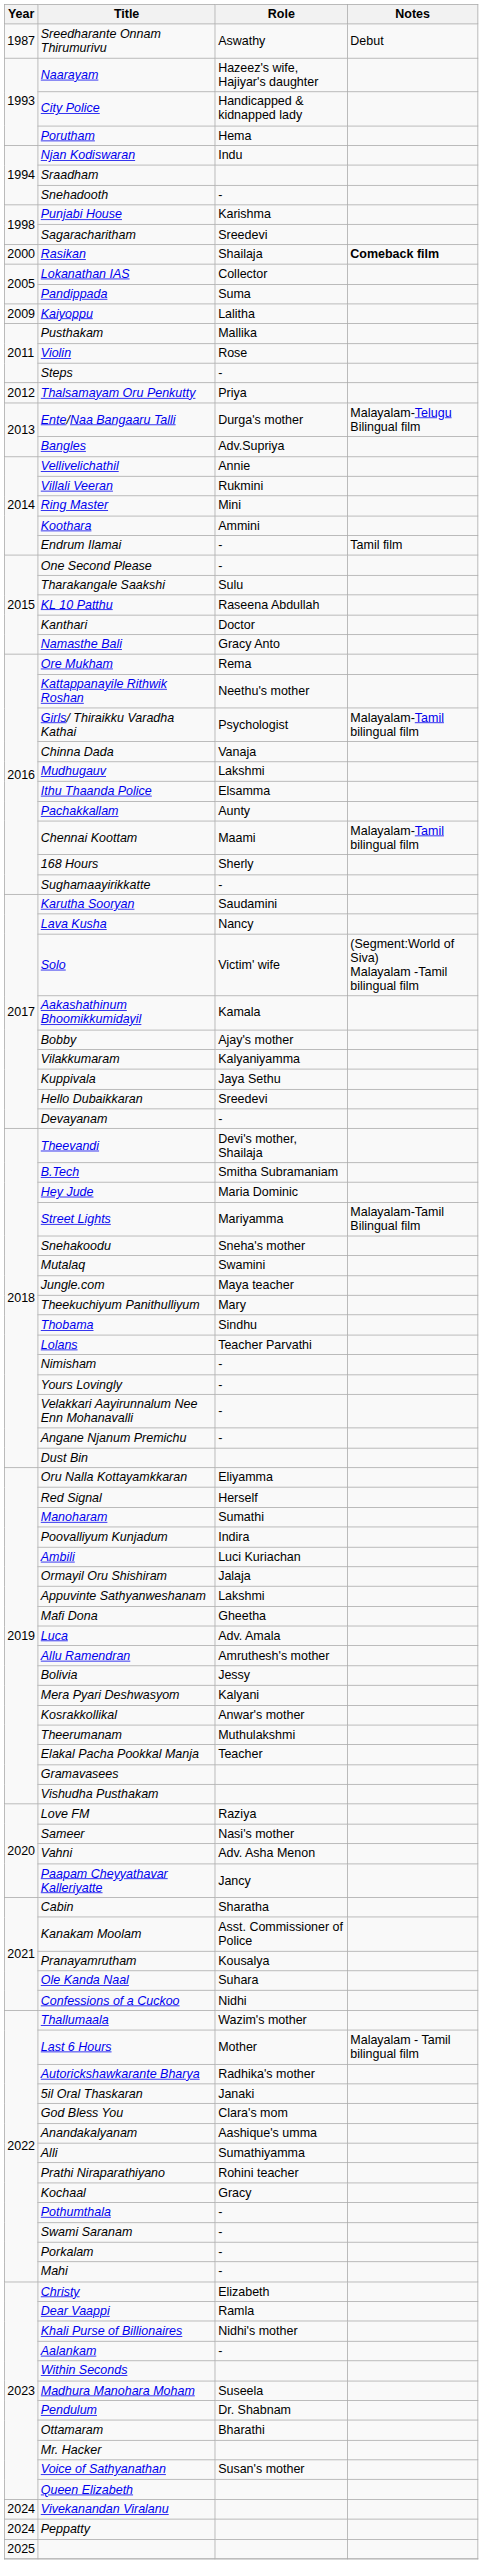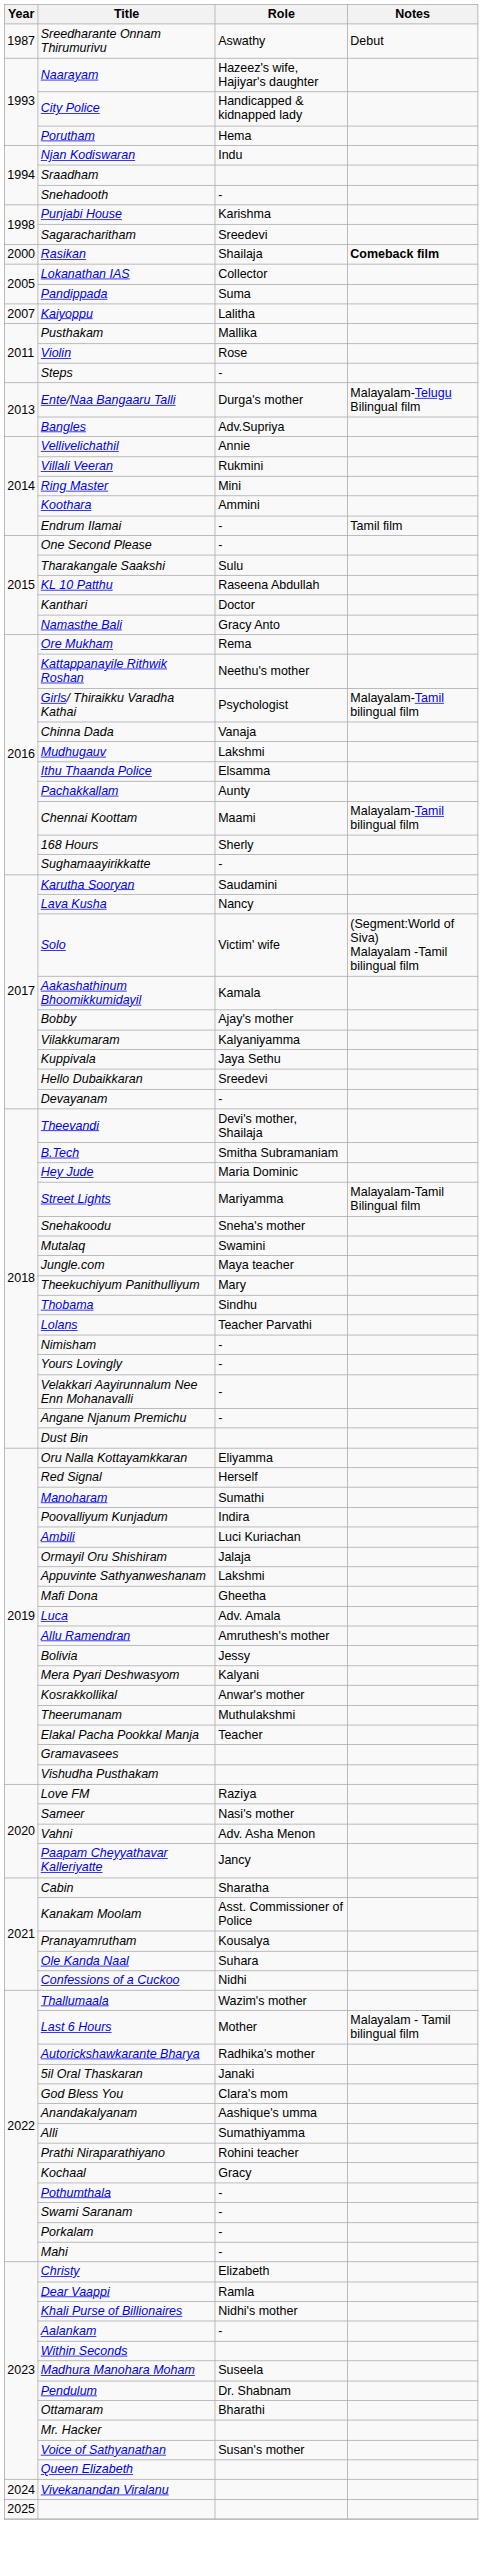(21, 313) 2009 -> (21, 313) 2007
- row: (118, 392)
- row: (65, 2529)
